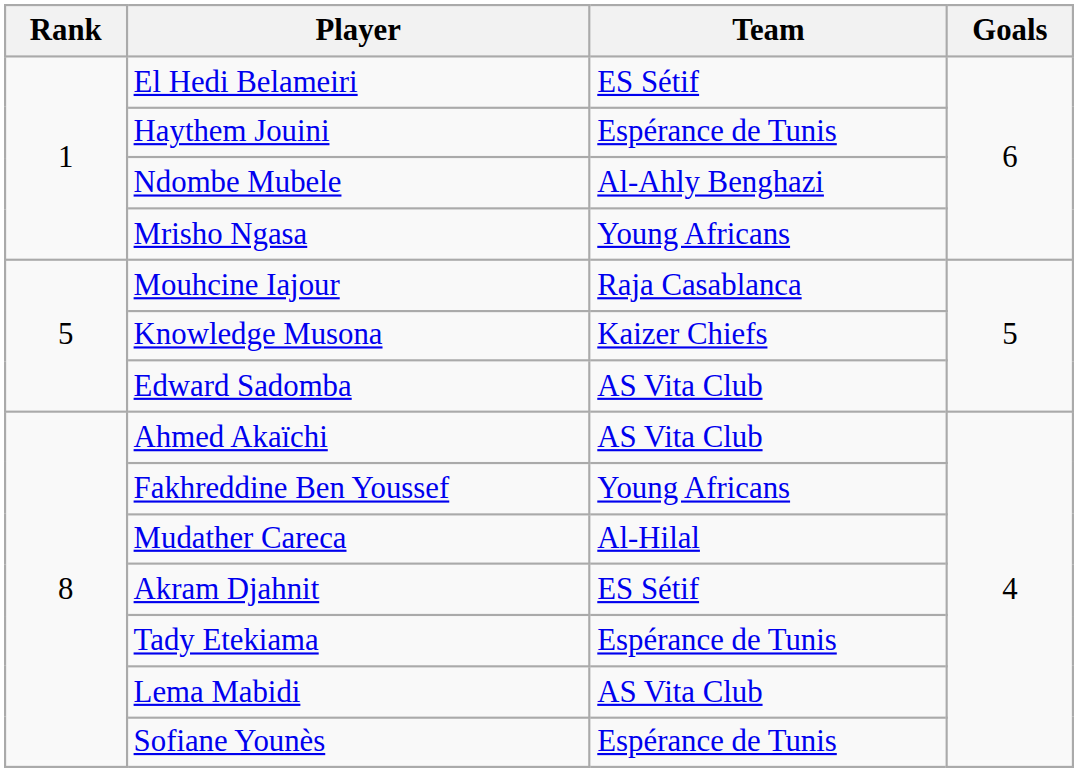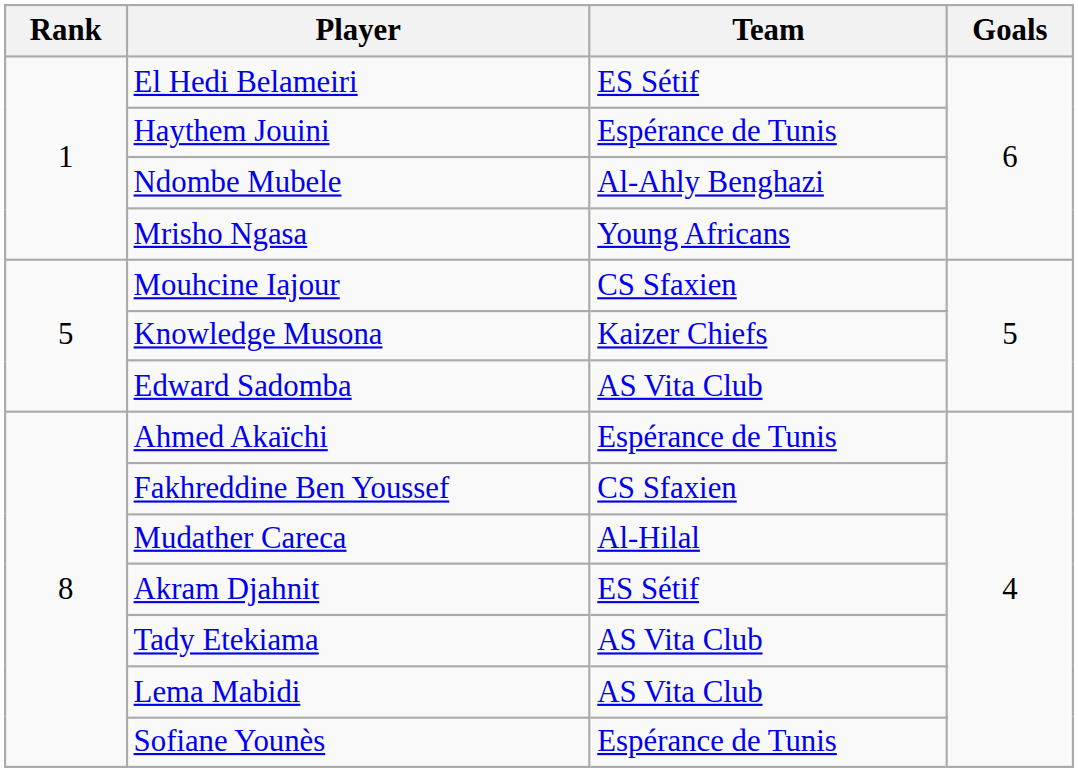(699, 284) Raja Casablanca -> (667, 284) CS Sfaxien
(680, 436) AS Vita Club -> (717, 436) Espérance de Tunis
(694, 487) Young Africans -> (667, 487) CS Sfaxien
(717, 640) Espérance de Tunis -> (680, 640) AS Vita Club
